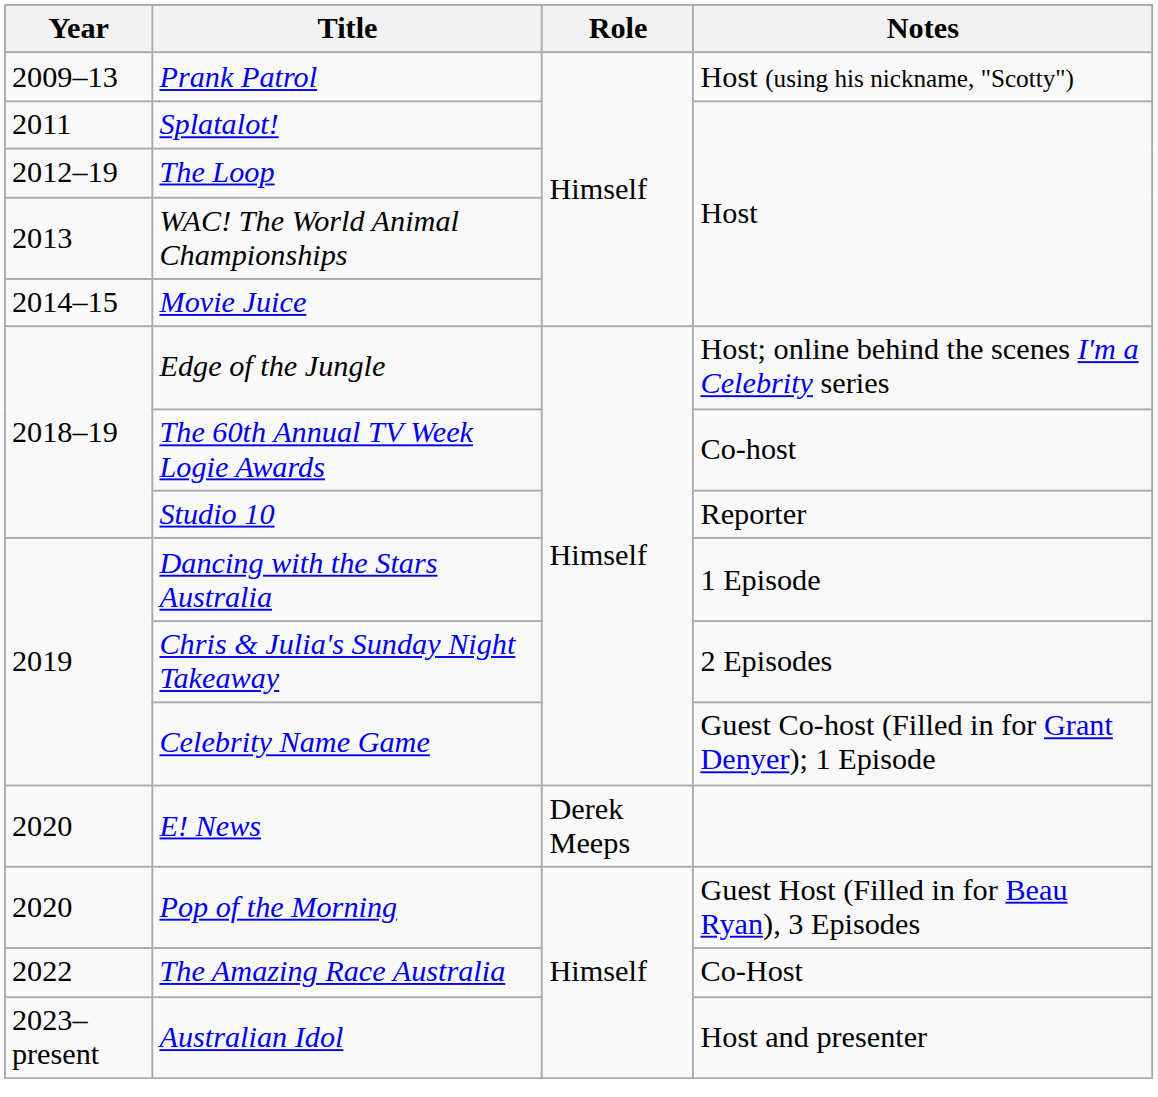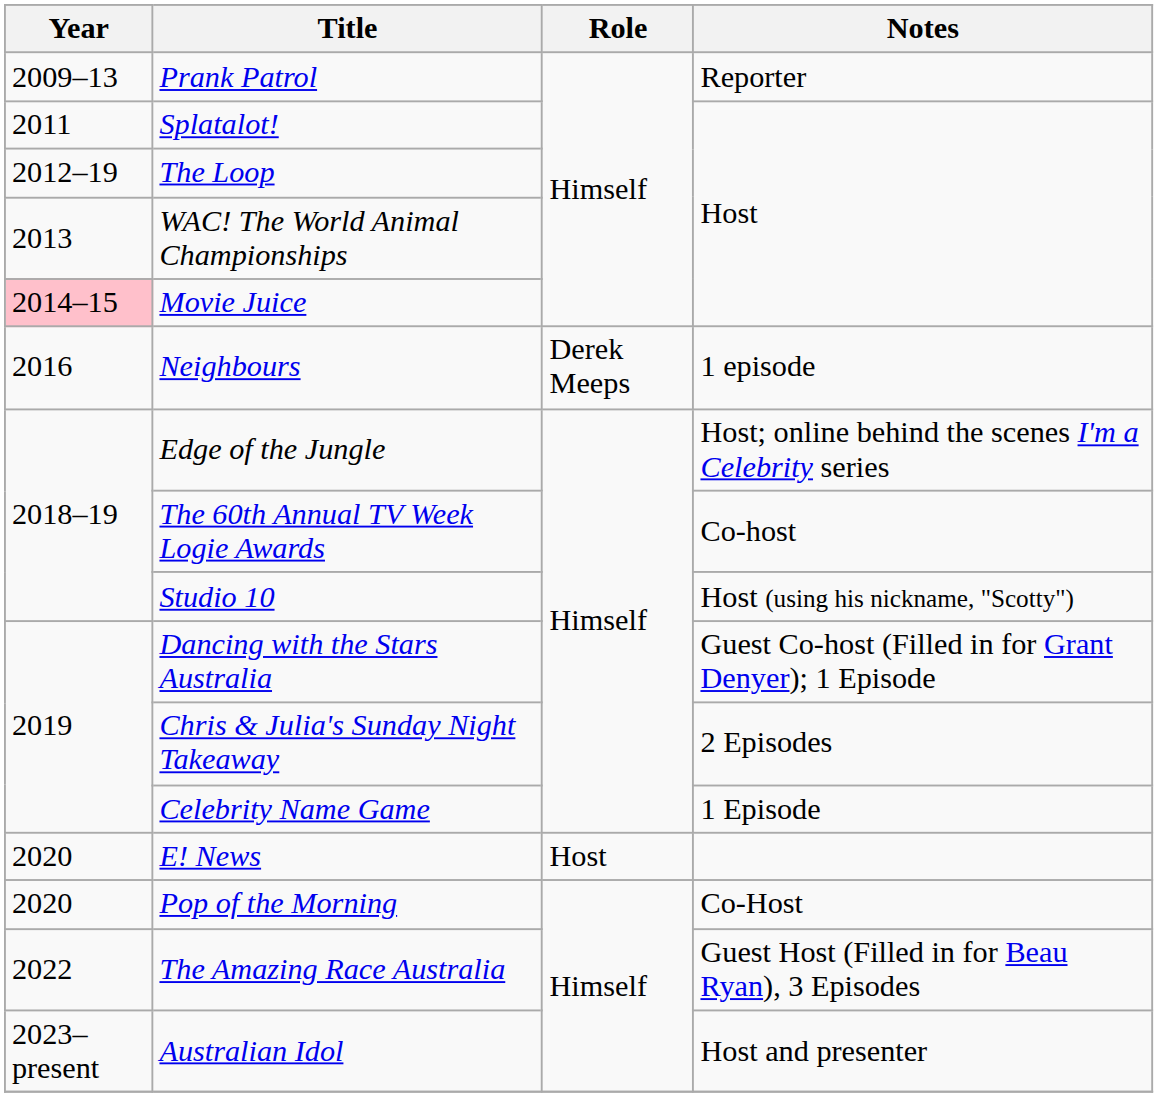(887, 76) Host (using his nickname, "Scotty") -> (753, 76) Reporter
(65, 302) no background -> (65, 302) pink background
+ row: (230, 367)
(753, 514) Reporter -> (887, 596) Host (using his nickname, "Scotty")
(761, 579) 1 Episode -> (907, 661) Guest Co-host (Filled in for Grant Denyer); 1 Episode
(907, 743) Guest Co-host (Filled in for Grant Denyer); 1 Episode -> (761, 808) 1 Episode
(590, 825) Derek Meeps -> (578, 856) Host
(884, 907) Guest Host (Filled in for Beau Ryan), 3 Episodes -> (752, 904) Co-Host
(752, 972) Co-Host -> (884, 968) Guest Host (Filled in for Beau Ryan), 3 Episodes
